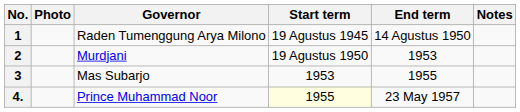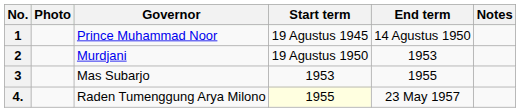(171, 35) Raden Tumenggung Arya Milono -> (147, 35) Prince Muhammad Noor
(147, 96) Prince Muhammad Noor -> (171, 96) Raden Tumenggung Arya Milono
